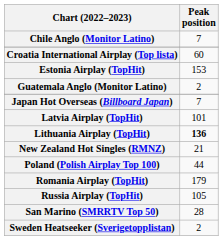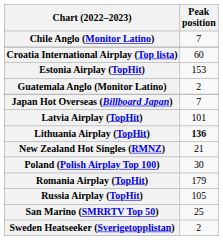(199, 165) 44 -> (199, 165) 30
(199, 212) 28 -> (199, 212) 25
